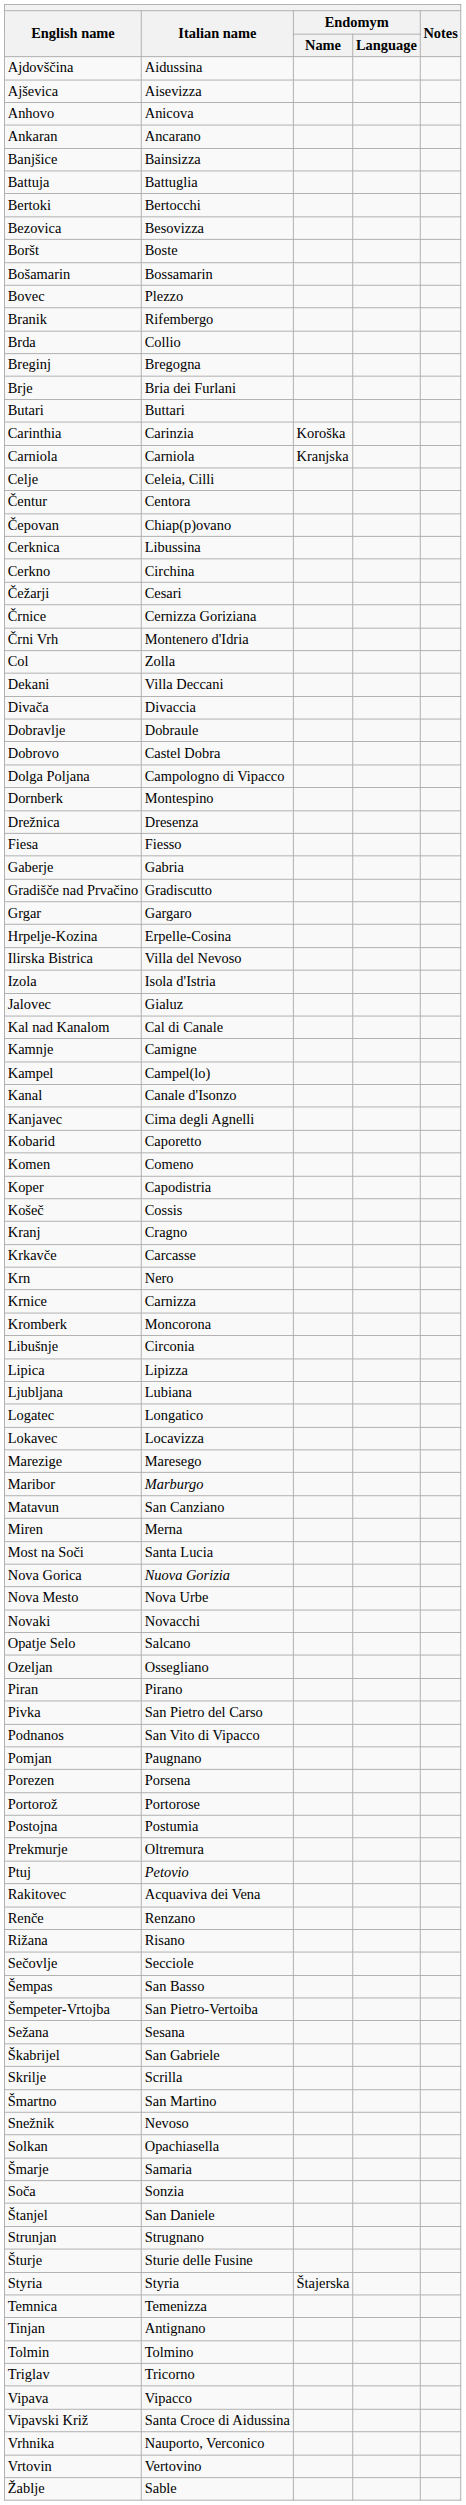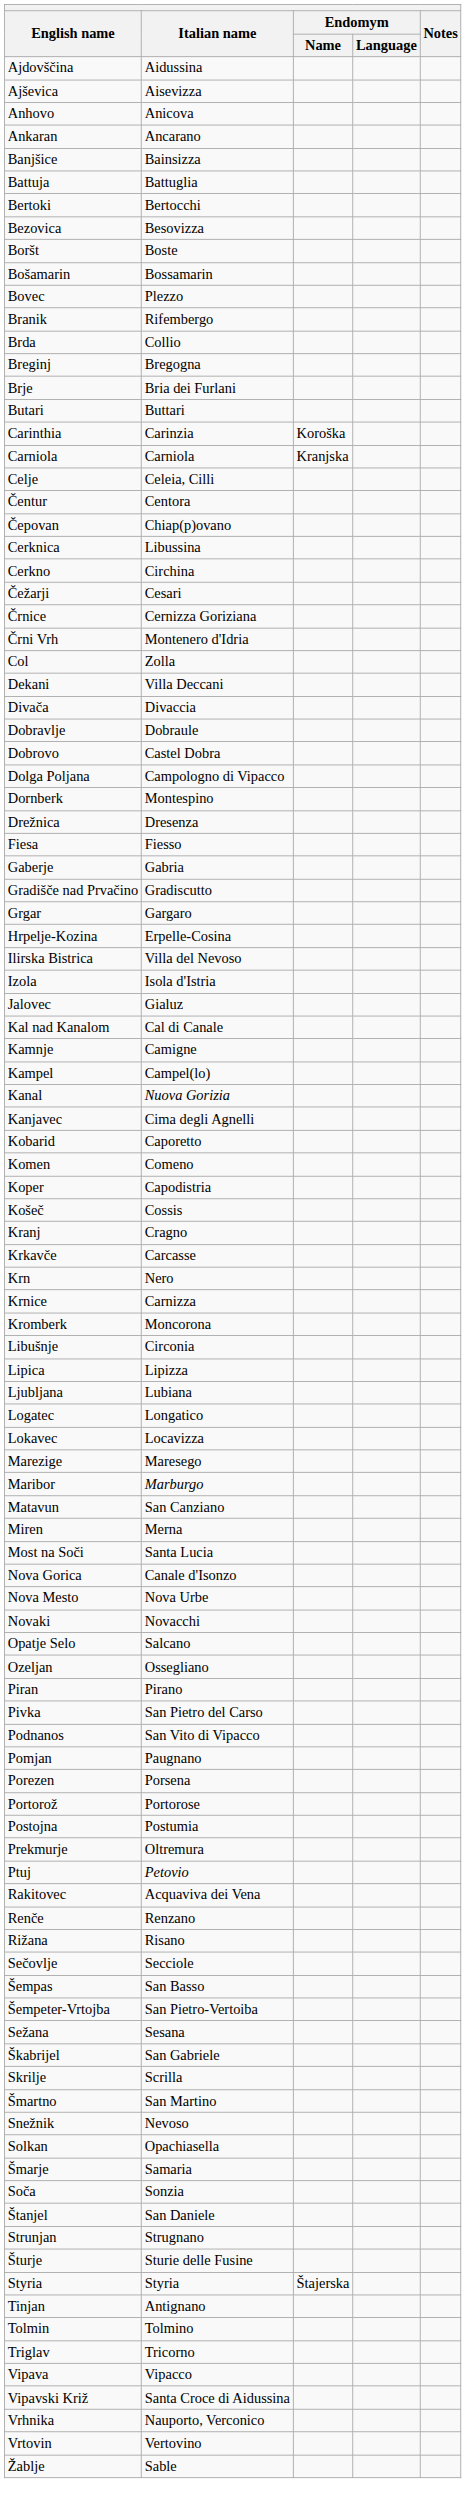(191, 1095) Canale d'Isonzo -> (187, 1095) Nuova Gorizia
(187, 1575) Nuova Gorizia -> (191, 1575) Canale d'Isonzo
- row: (32, 2306)
